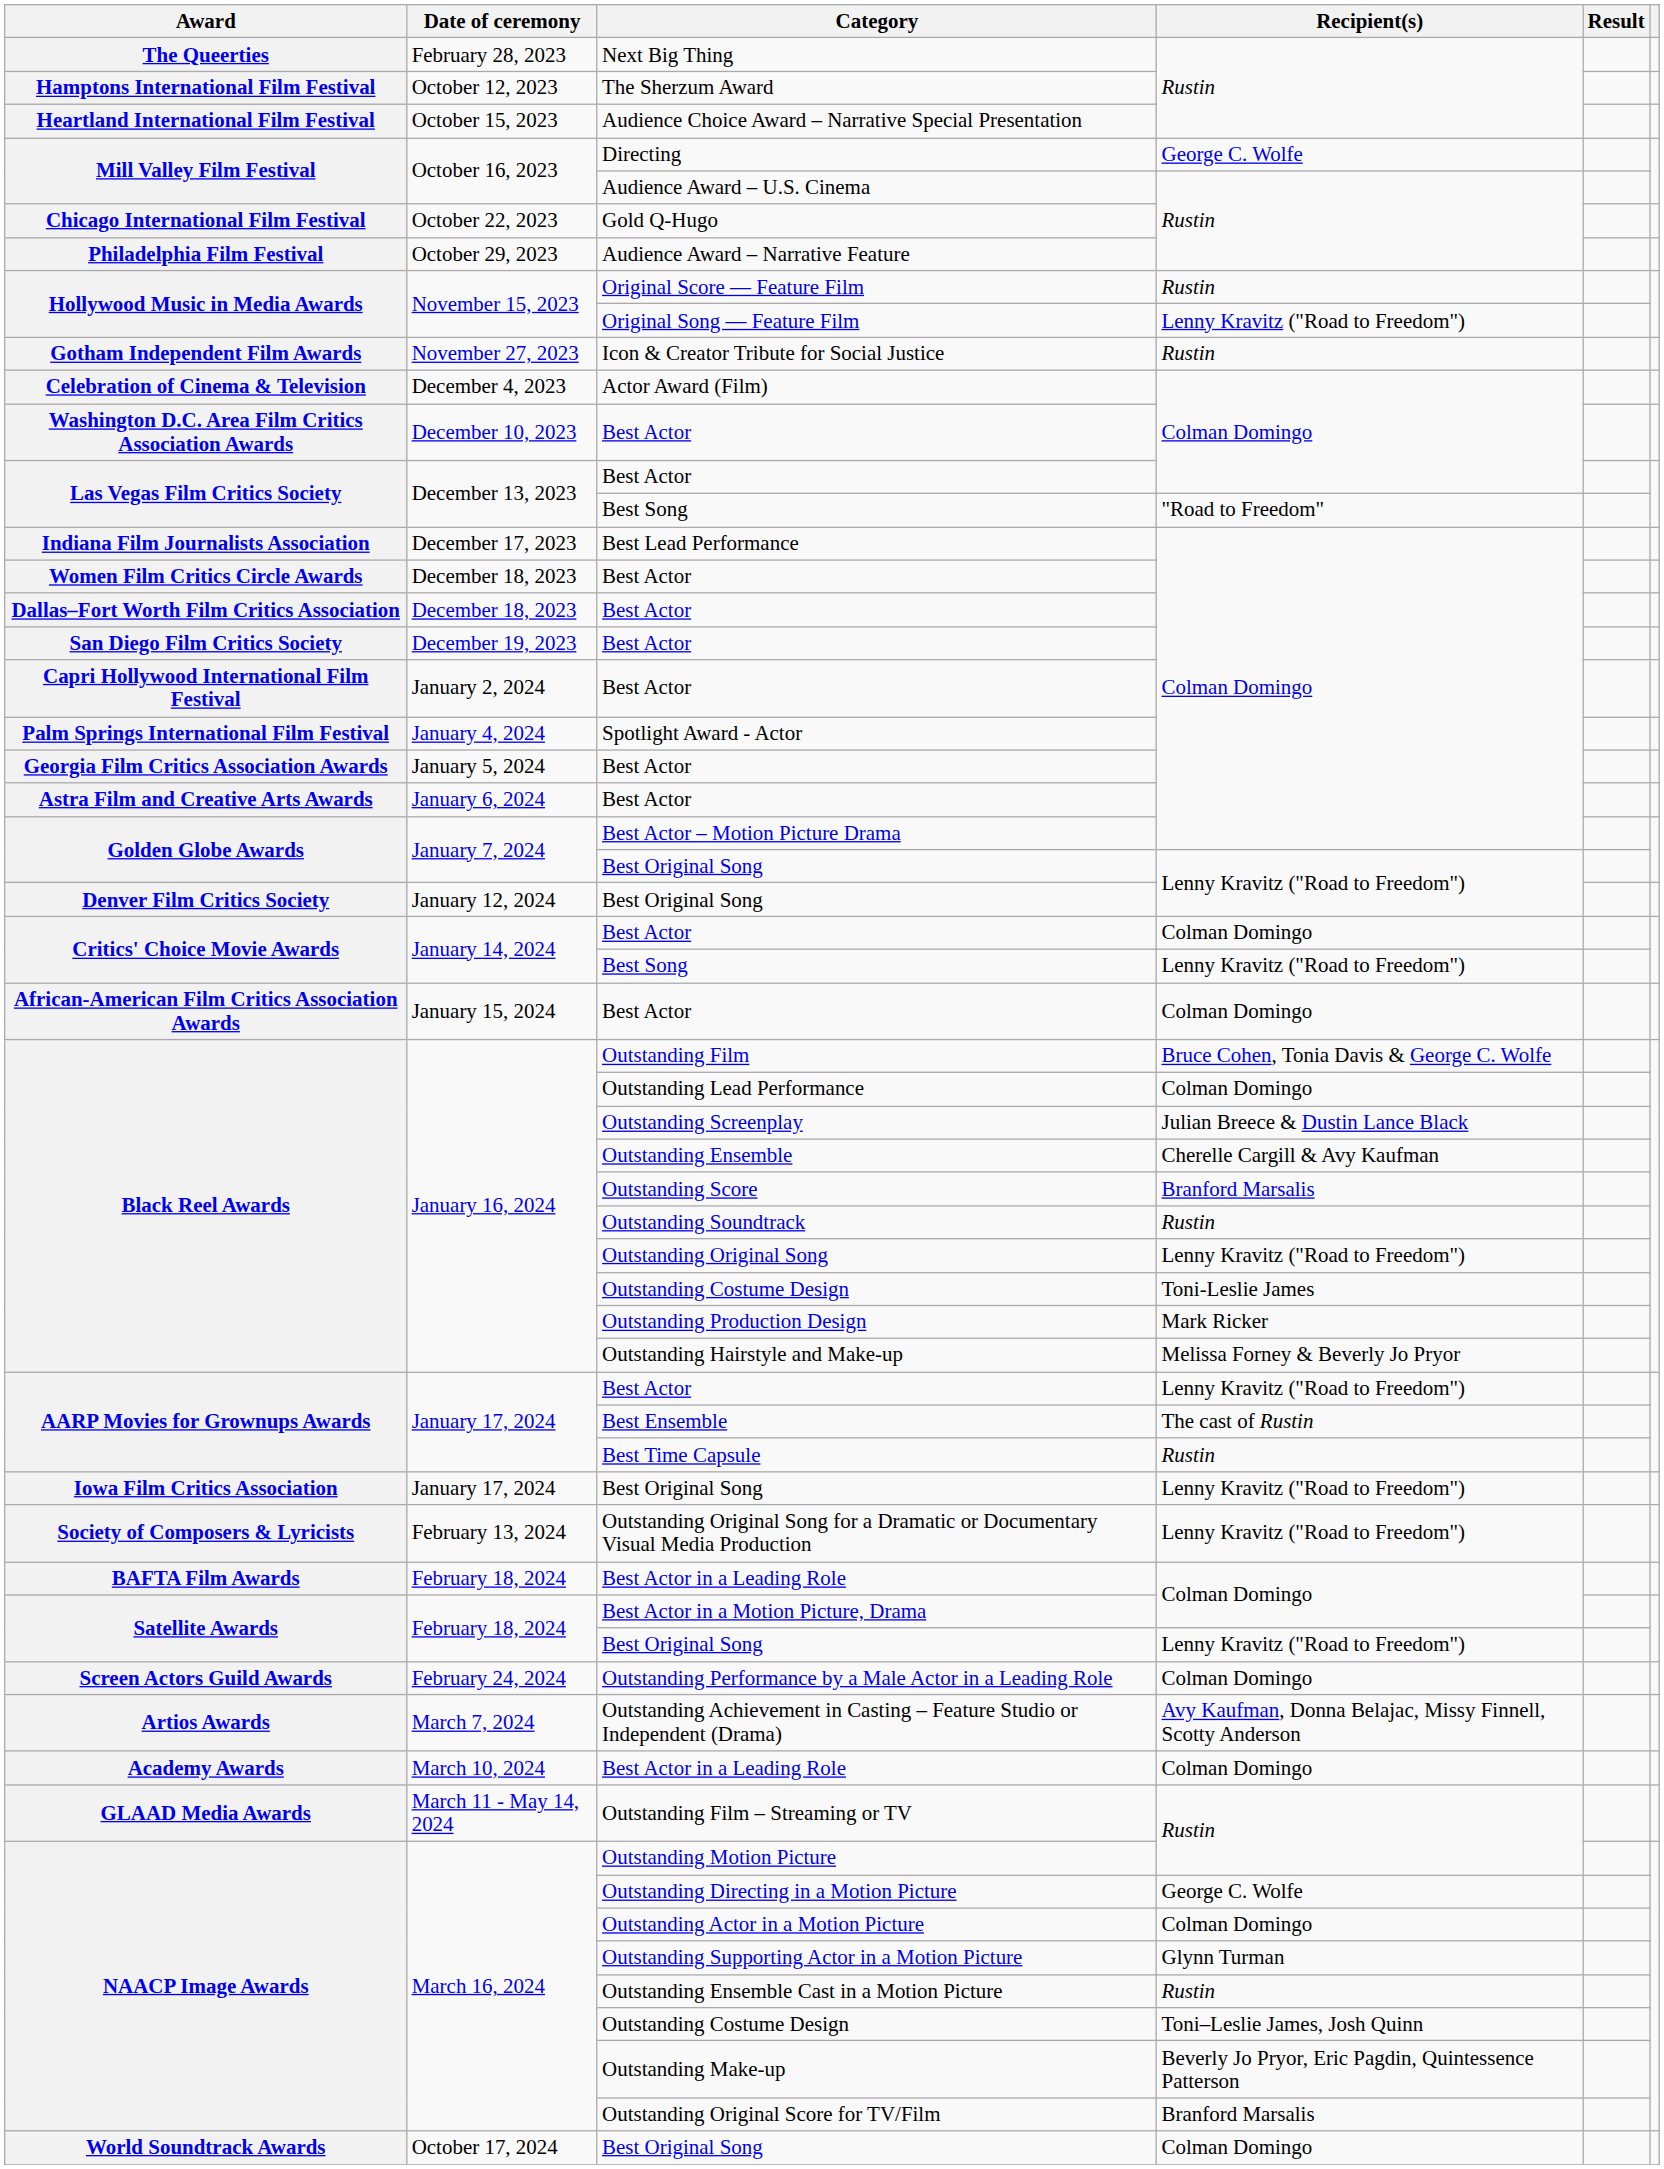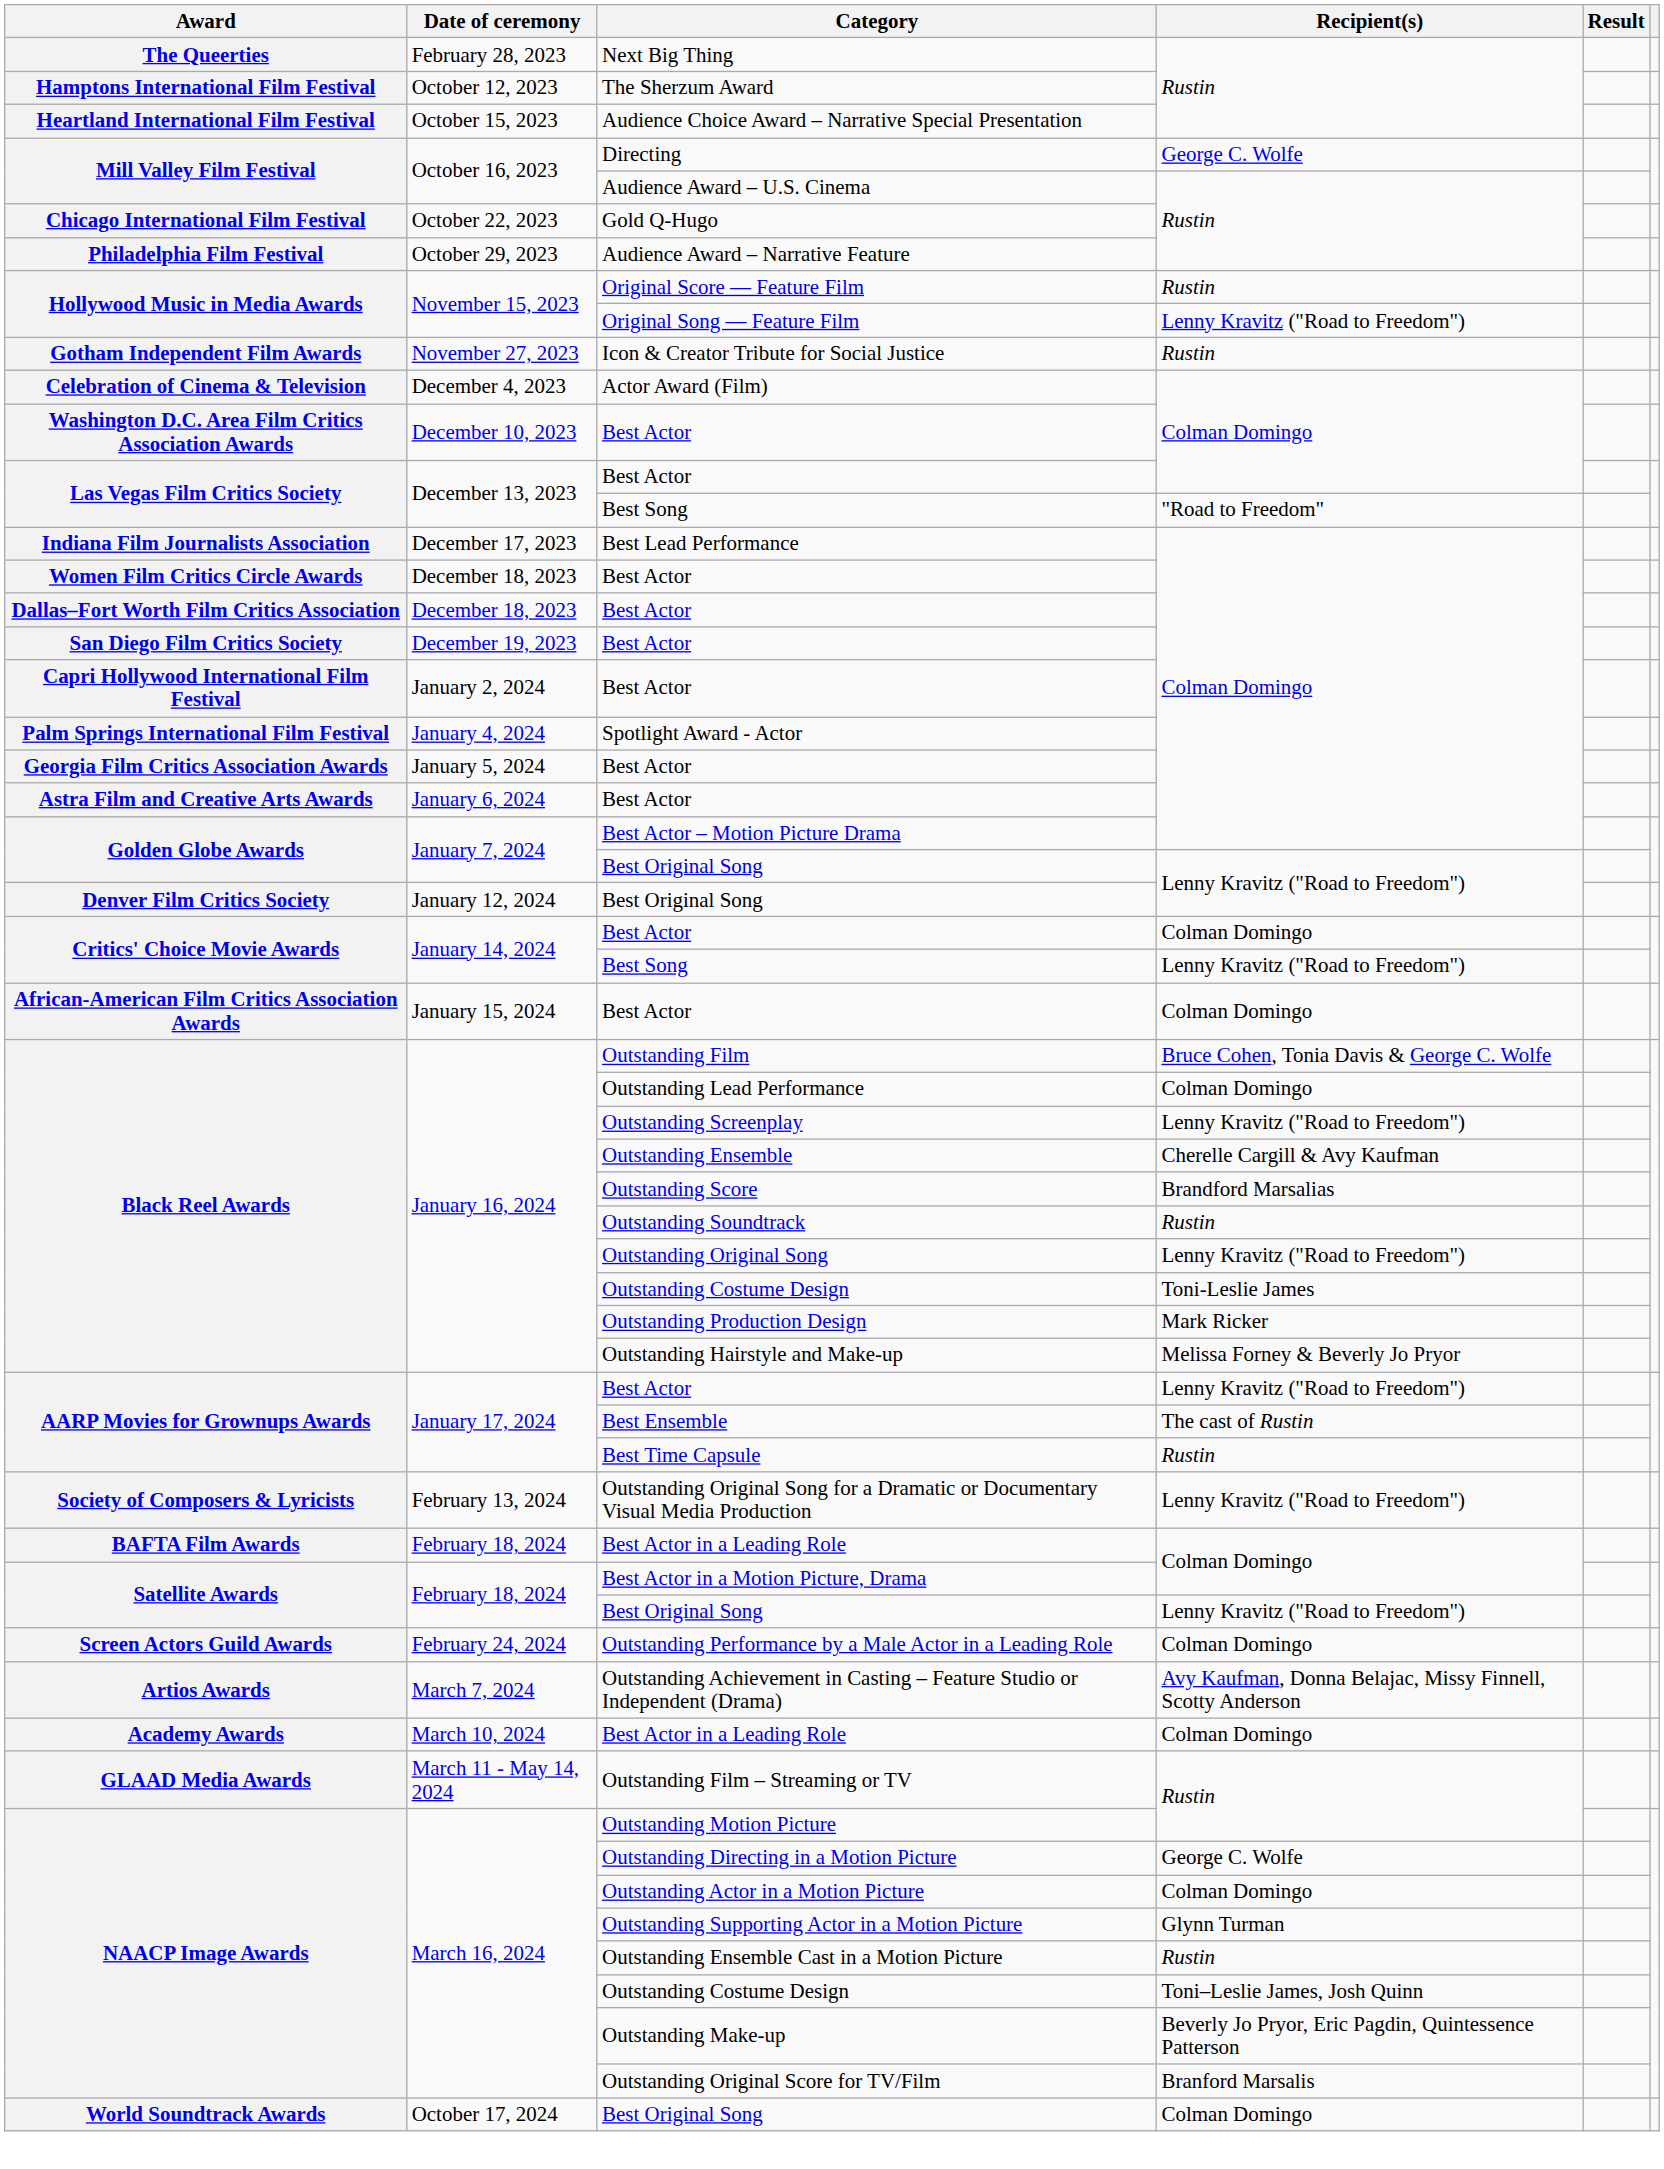(1315, 1122) Julian Breece & Dustin Lance Black -> (1313, 1122) Lenny Kravitz ("Road to Freedom")
(1238, 1188) Branford Marsalis -> (1248, 1188) Brandford Marsalias
- row: (206, 1487)
